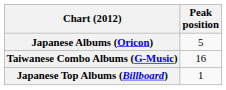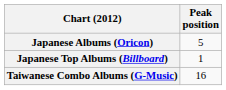rows swapped: (92, 76) <-> (92, 59)
